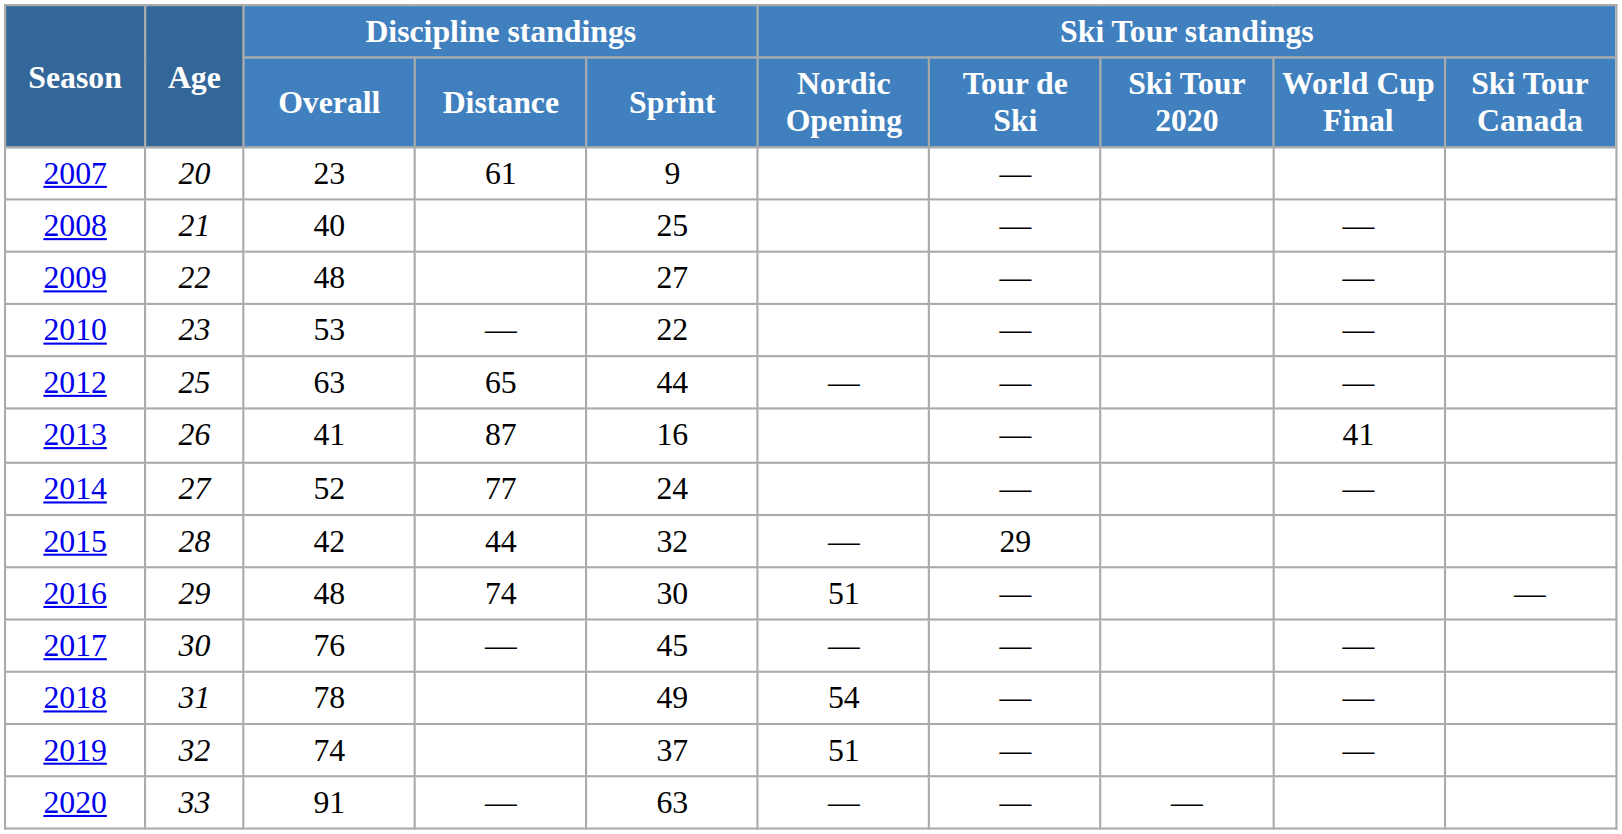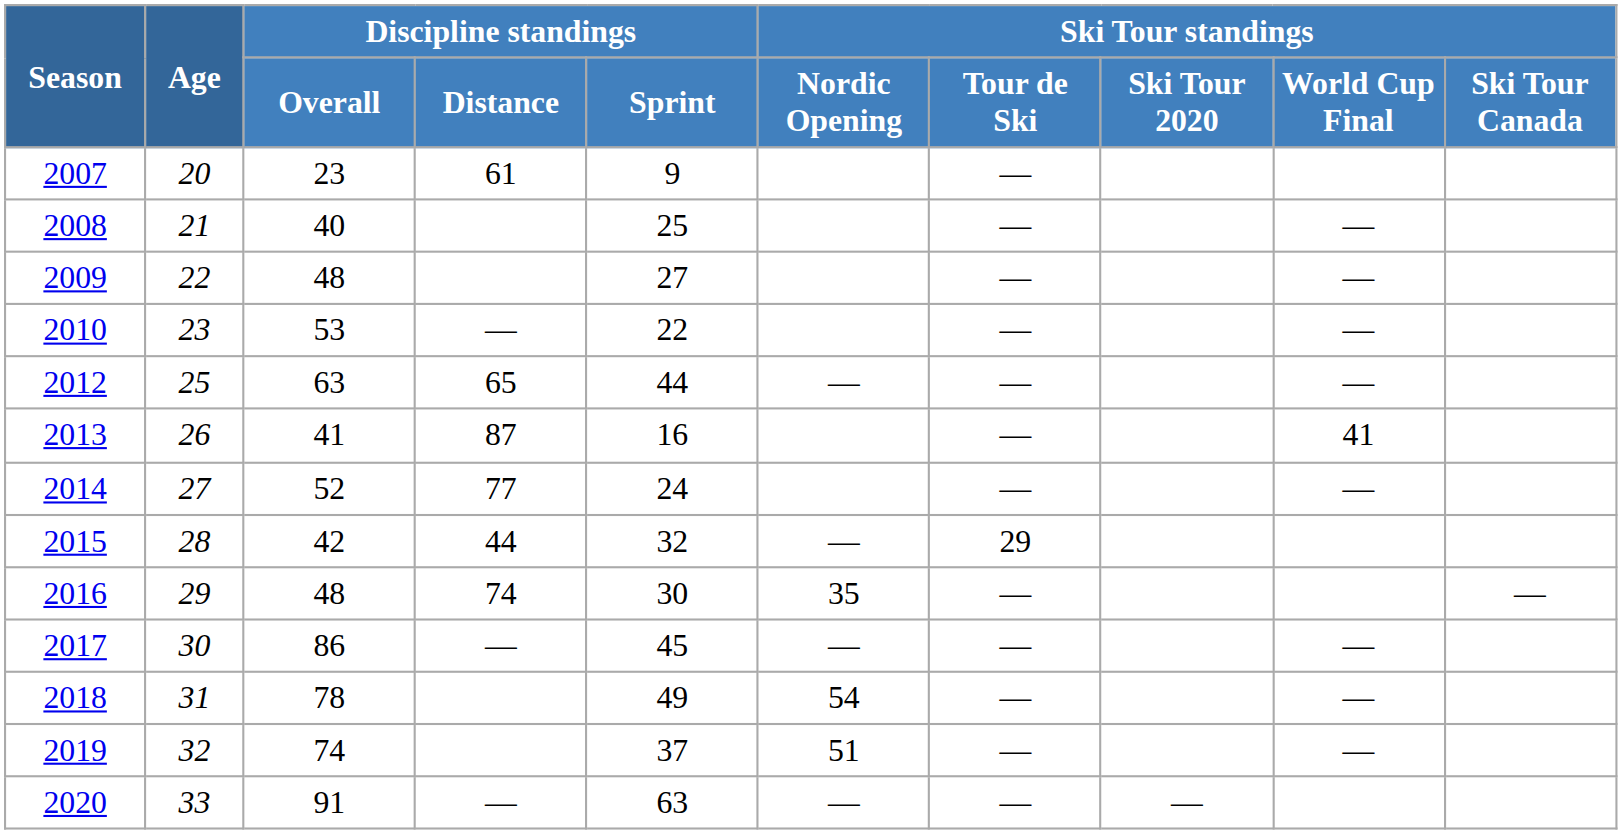(844, 592) 51 -> (844, 592) 35
(329, 644) 76 -> (329, 644) 86
